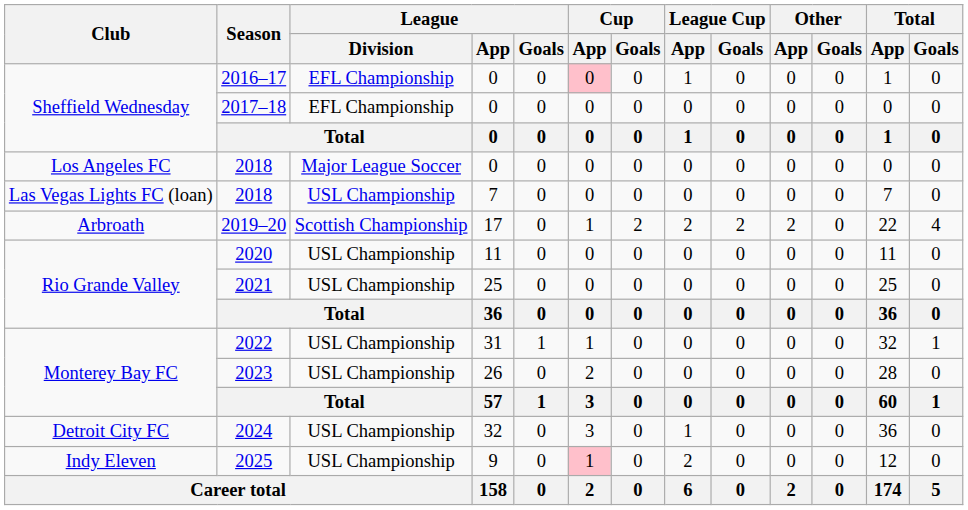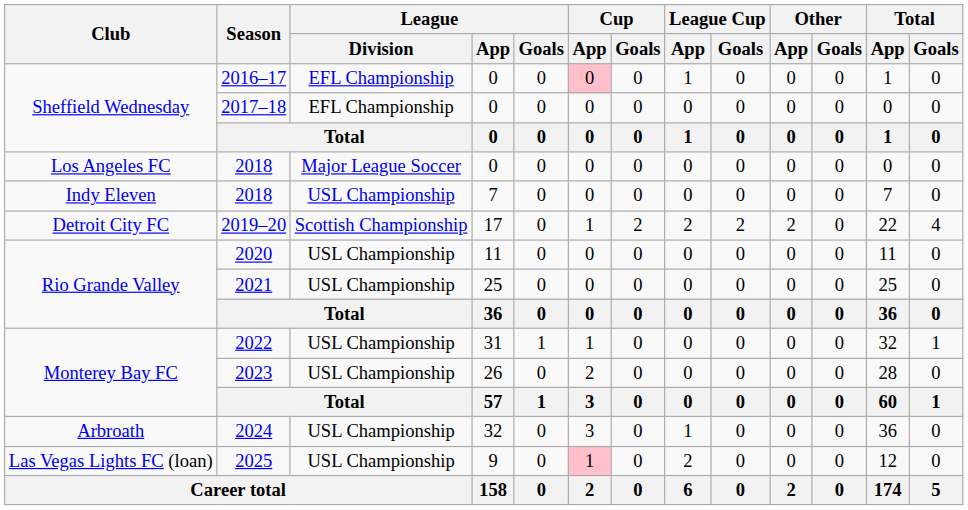(111, 195) Las Vegas Lights FC (loan) -> (111, 195) Indy Eleven
(111, 225) Arbroath -> (111, 225) Detroit City FC
(111, 431) Detroit City FC -> (111, 431) Arbroath
(111, 460) Indy Eleven -> (111, 460) Las Vegas Lights FC (loan)
